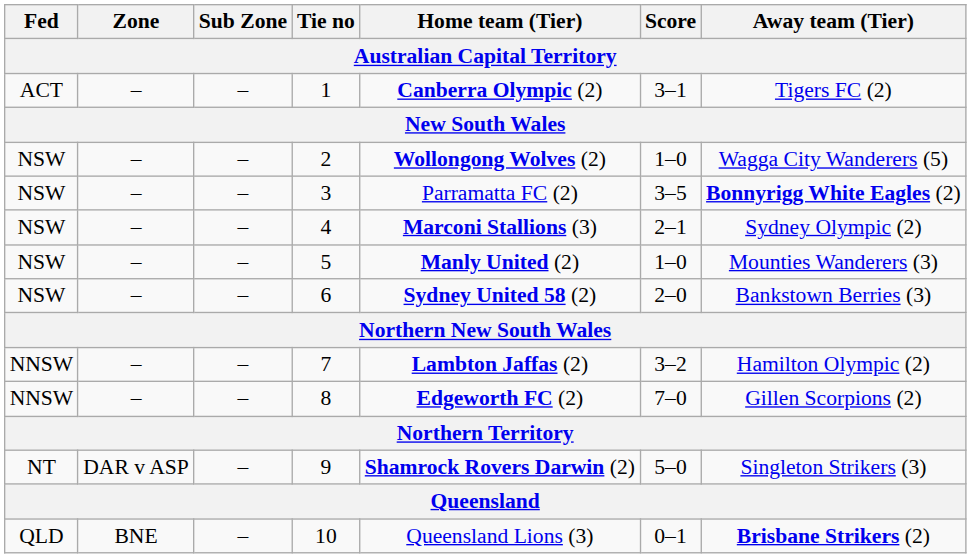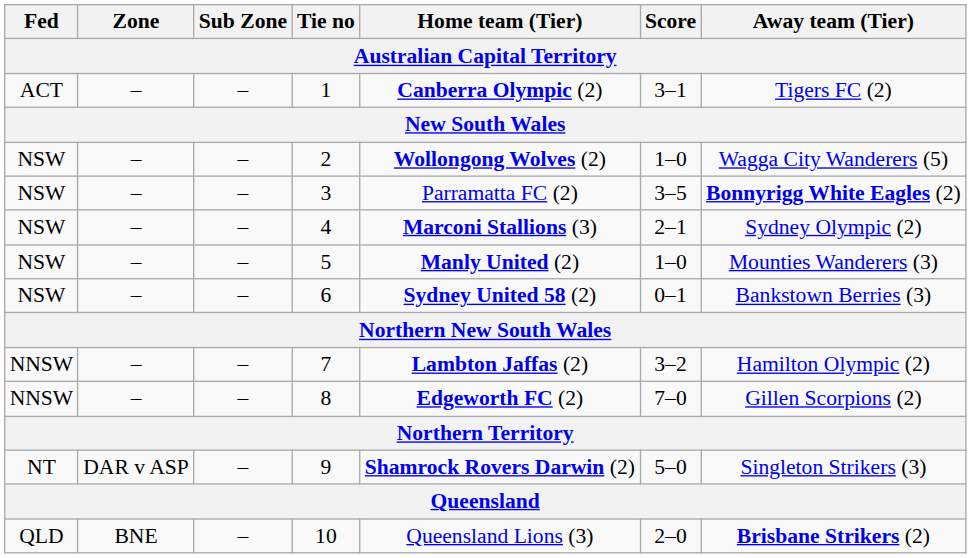(671, 295) 2–0 -> (671, 295) 0–1
(671, 535) 0–1 -> (671, 535) 2–0
